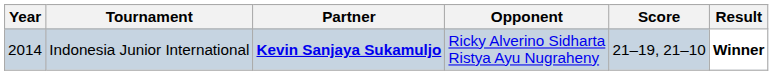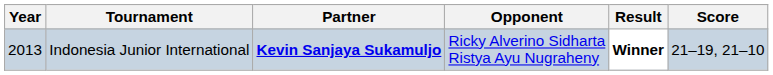columns swapped: (659, 17) <-> (739, 17)
(25, 50) 2014 -> (25, 50) 2013
